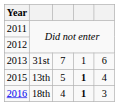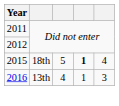- row: (17, 61)
(41, 77) 13th -> (41, 61) 18th
(41, 93) 18th -> (41, 77) 13th
(84, 93) bold -> (84, 77) normal
